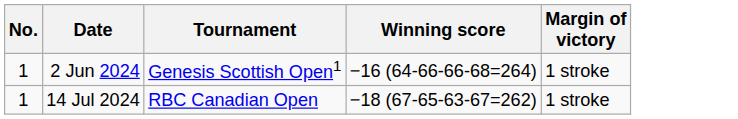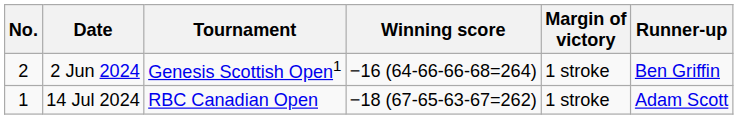+ column: (682, 29)
(23, 70) 1 -> (23, 70) 2
